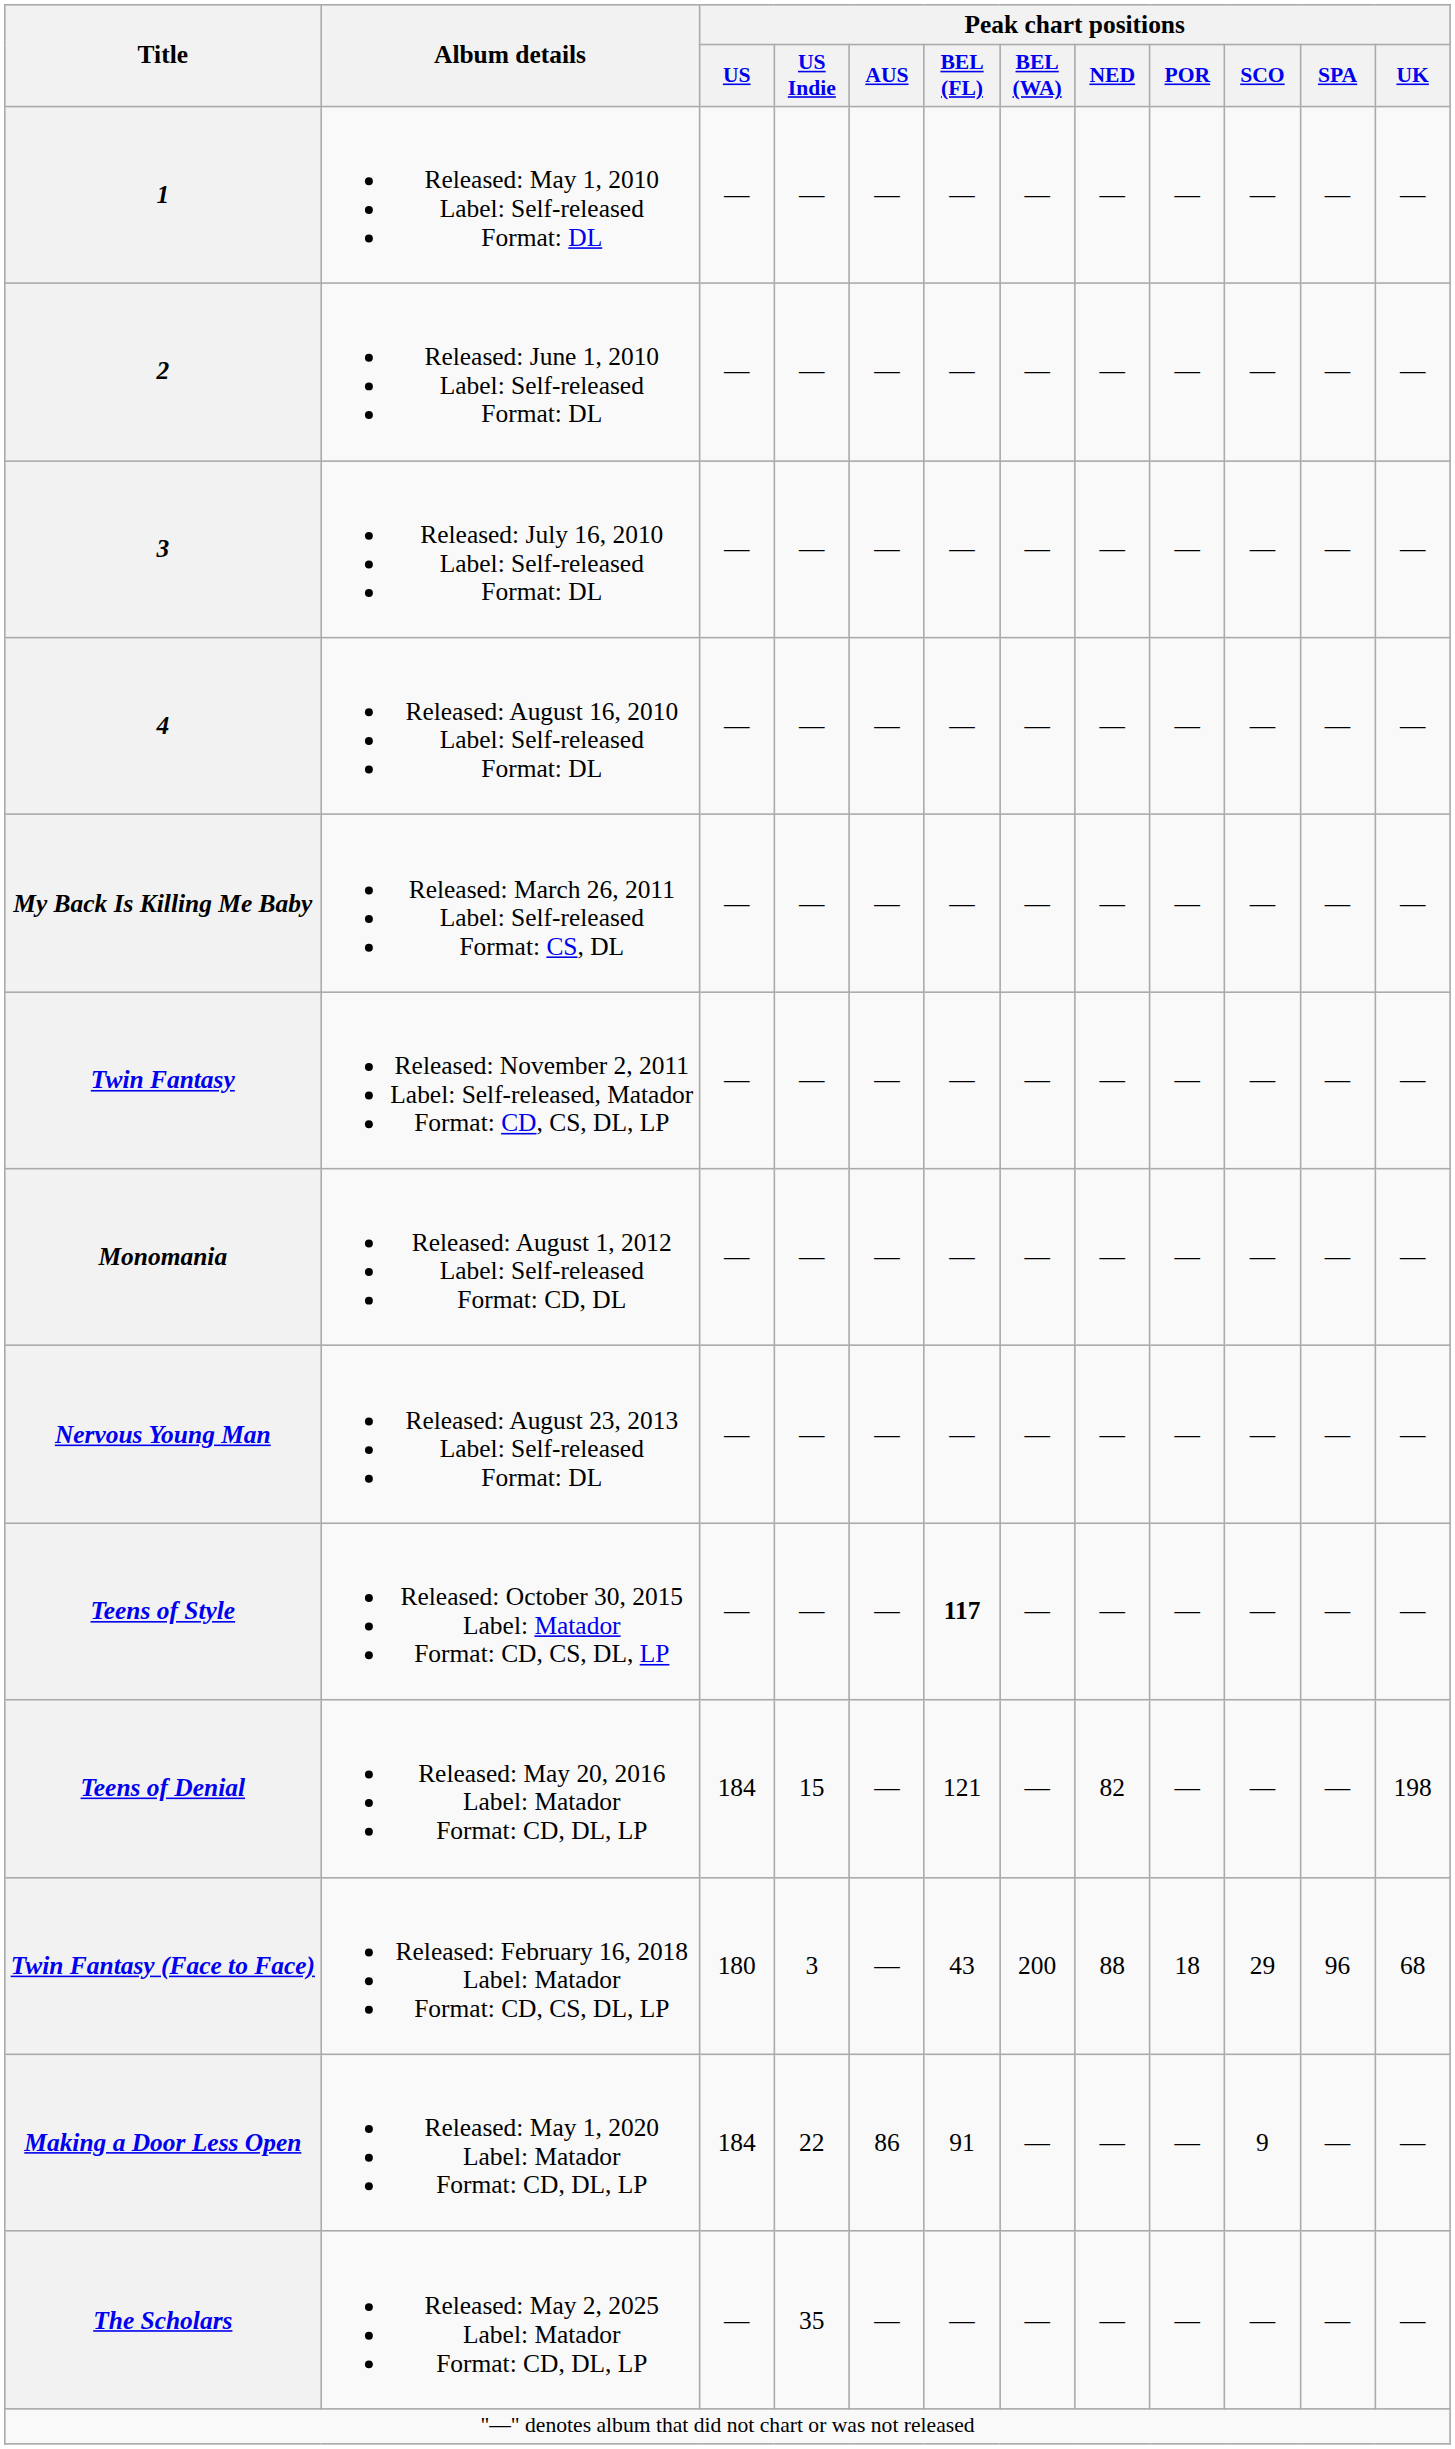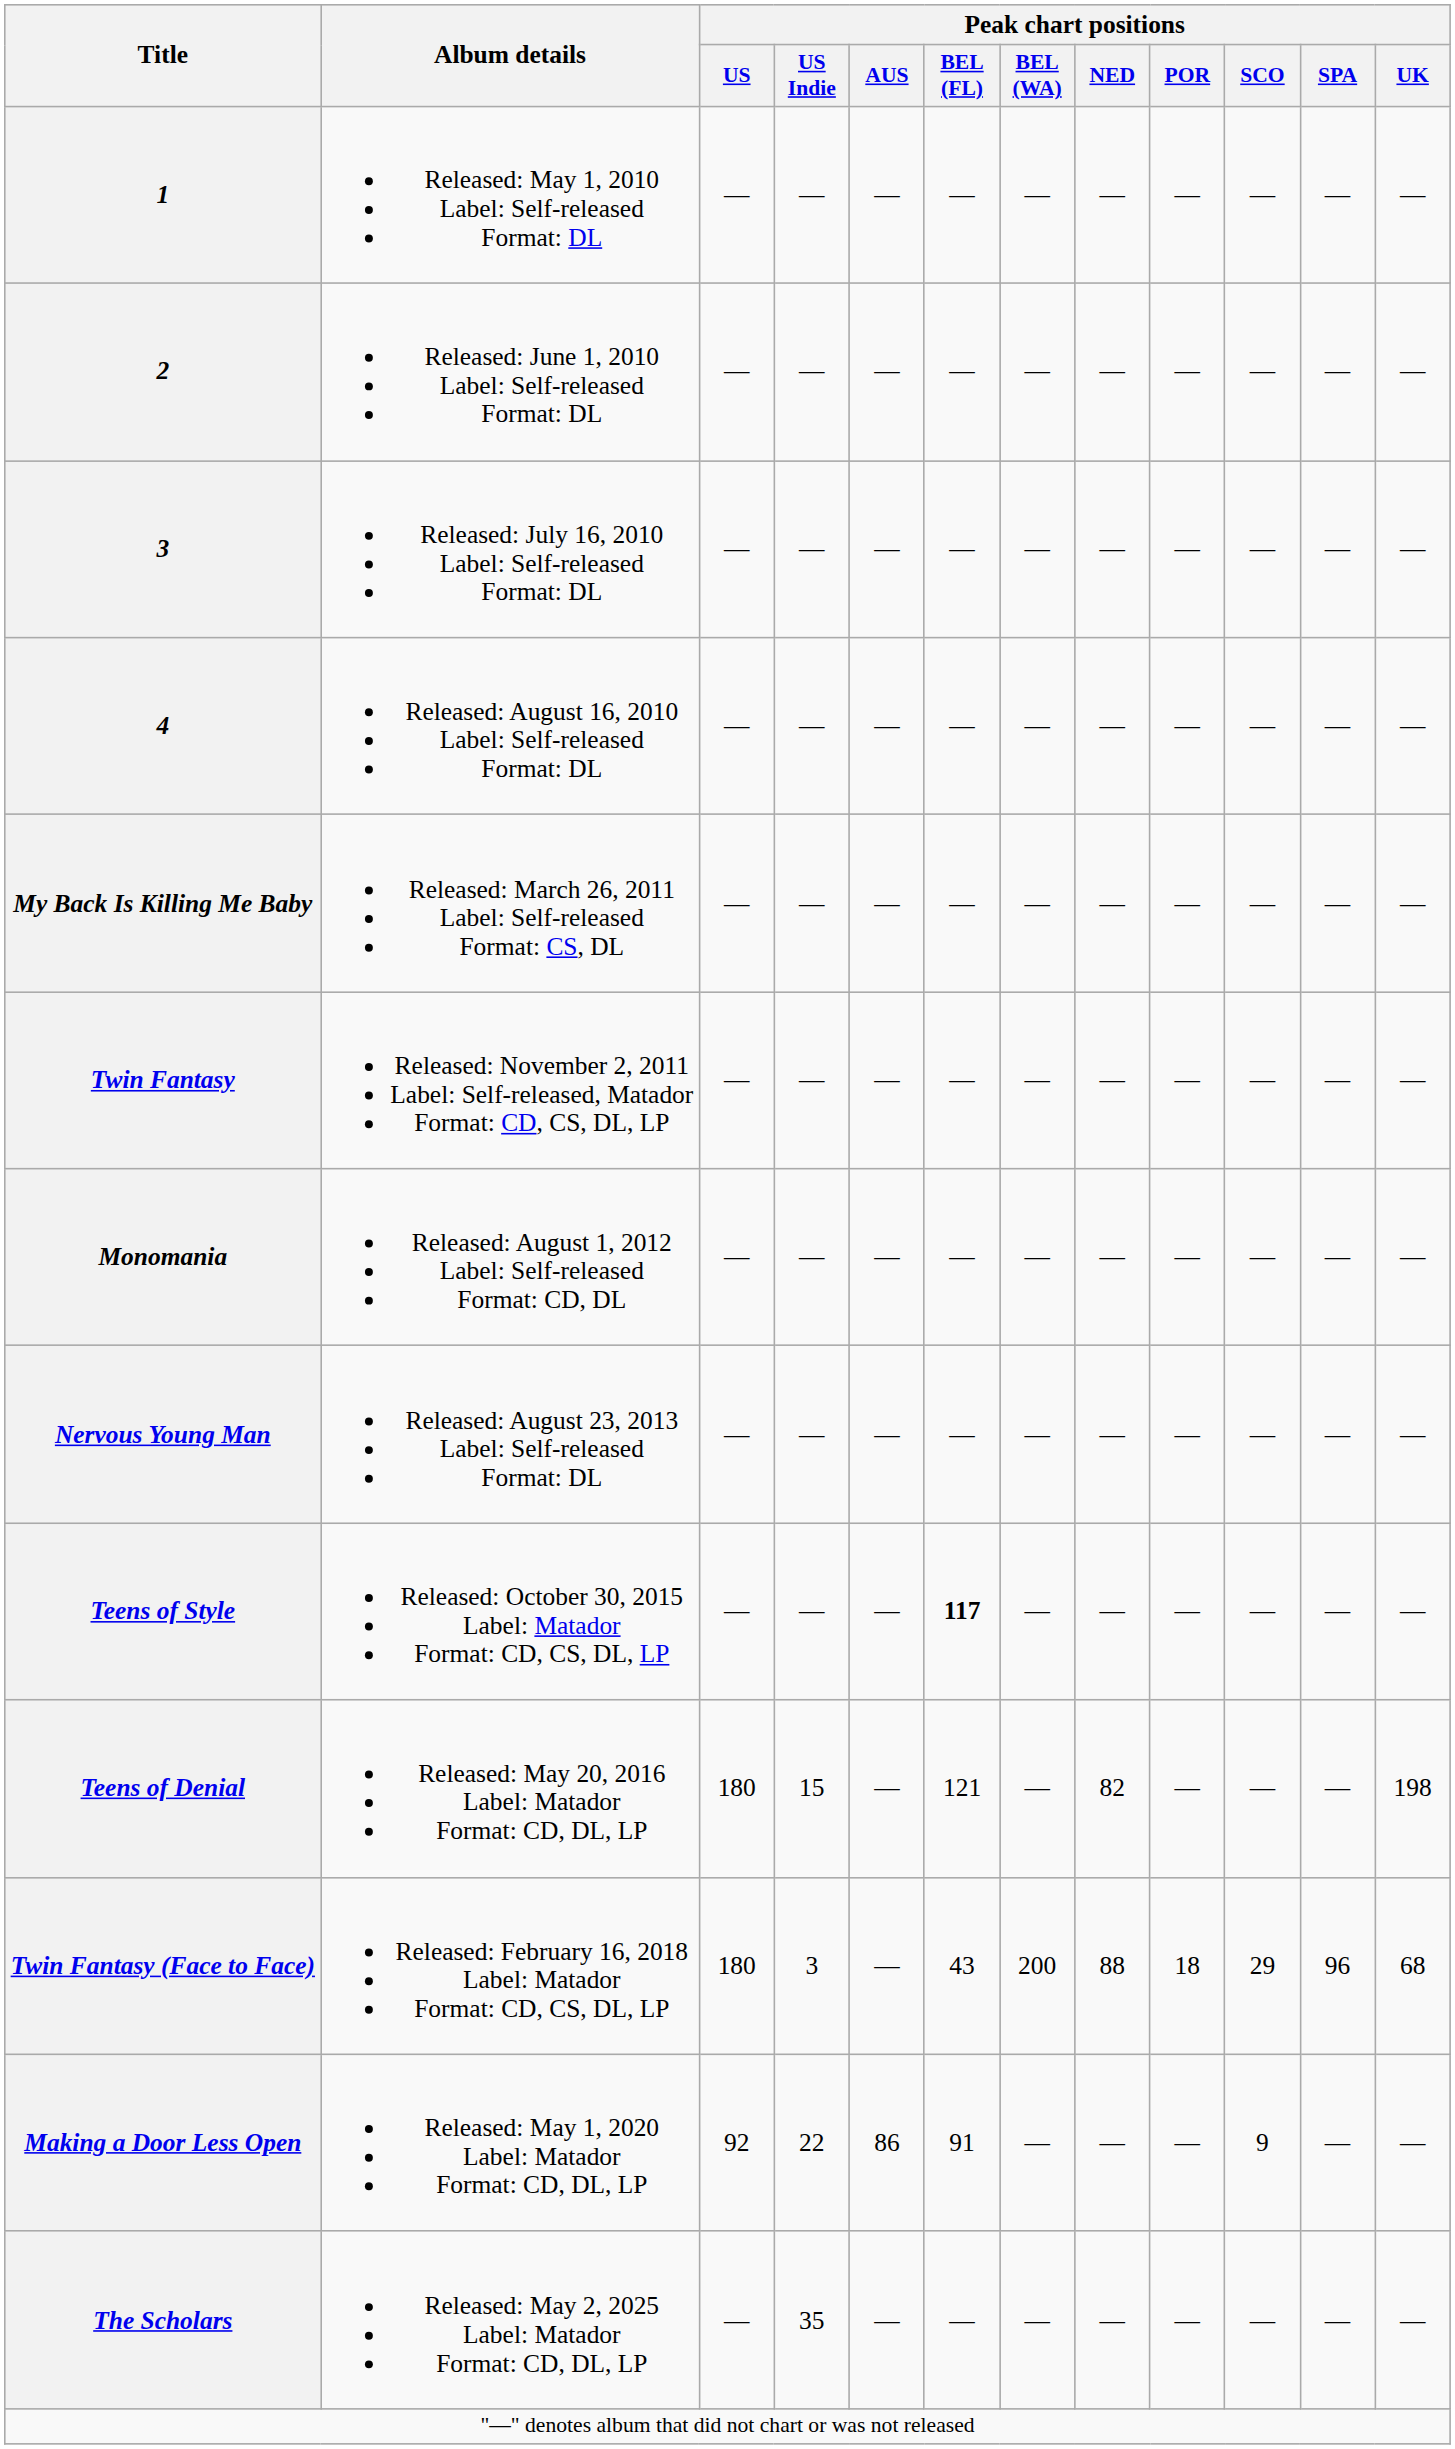(737, 1788) 184 -> (737, 1788) 180
(737, 2142) 184 -> (737, 2142) 92
